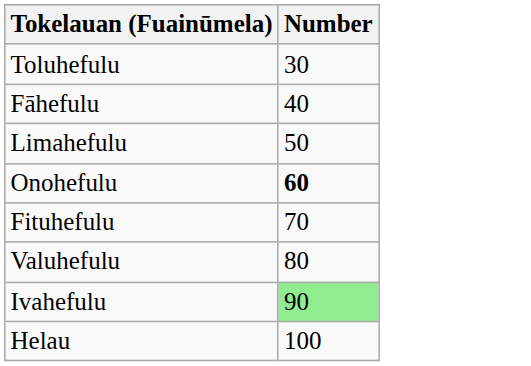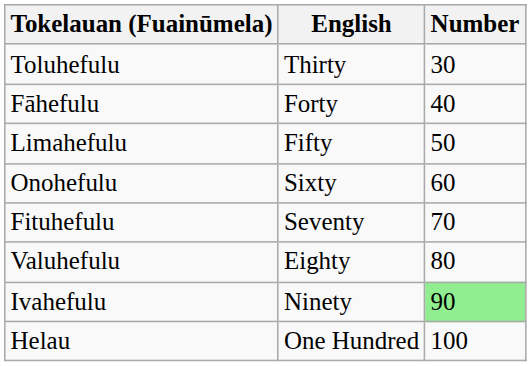+ column: (352, 24)
(296, 182) bold -> (443, 182) normal
